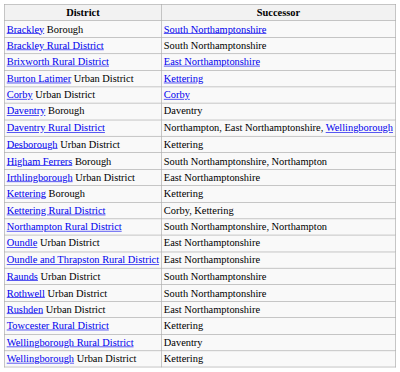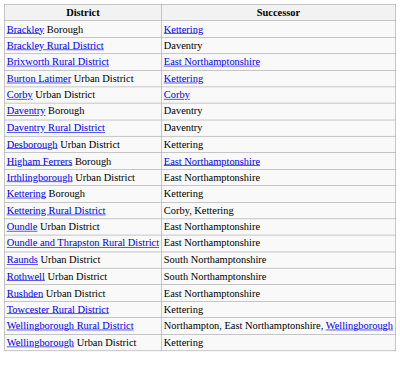(215, 29) South Northamptonshire -> (183, 29) Kettering
(215, 45) South Northamptonshire -> (183, 45) Daventry
(278, 128) Northampton, East Northamptonshire, Wellingborough -> (183, 128) Daventry
(245, 161) South Northamptonshire, Northampton -> (212, 161) East Northamptonshire
- row: (64, 227)
(183, 342) Daventry -> (278, 326) Northampton, East Northamptonshire, Wellingborough
